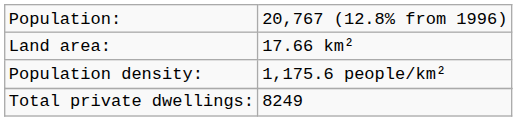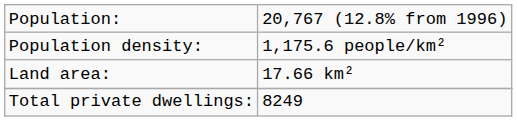rows swapped: (60, 46) <-> (106, 74)
